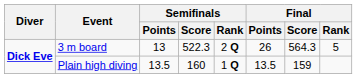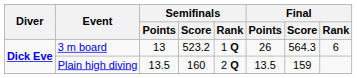(196, 48) 522.3 -> (196, 48) 523.2
(230, 48) 2 Q -> (230, 48) 1 Q
(336, 48) 5 -> (336, 48) 6
(230, 65) 1 Q -> (230, 65) 2 Q
